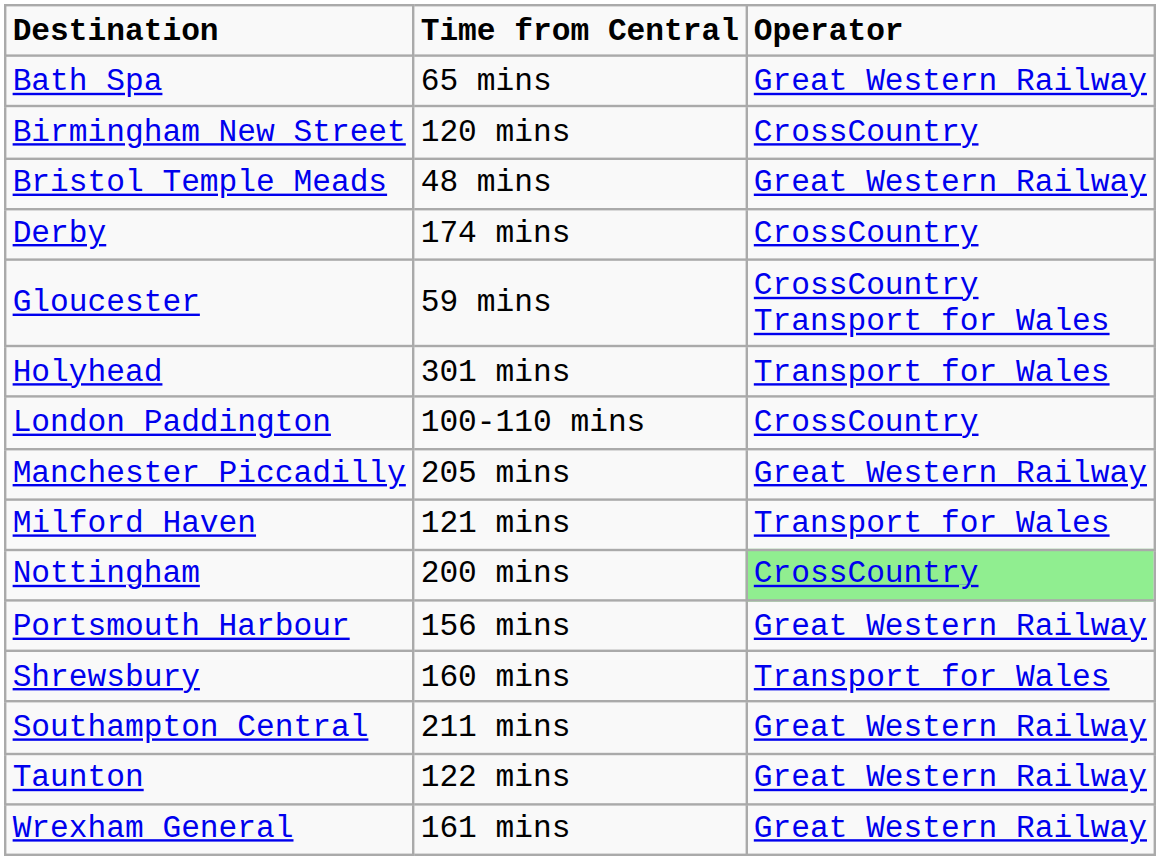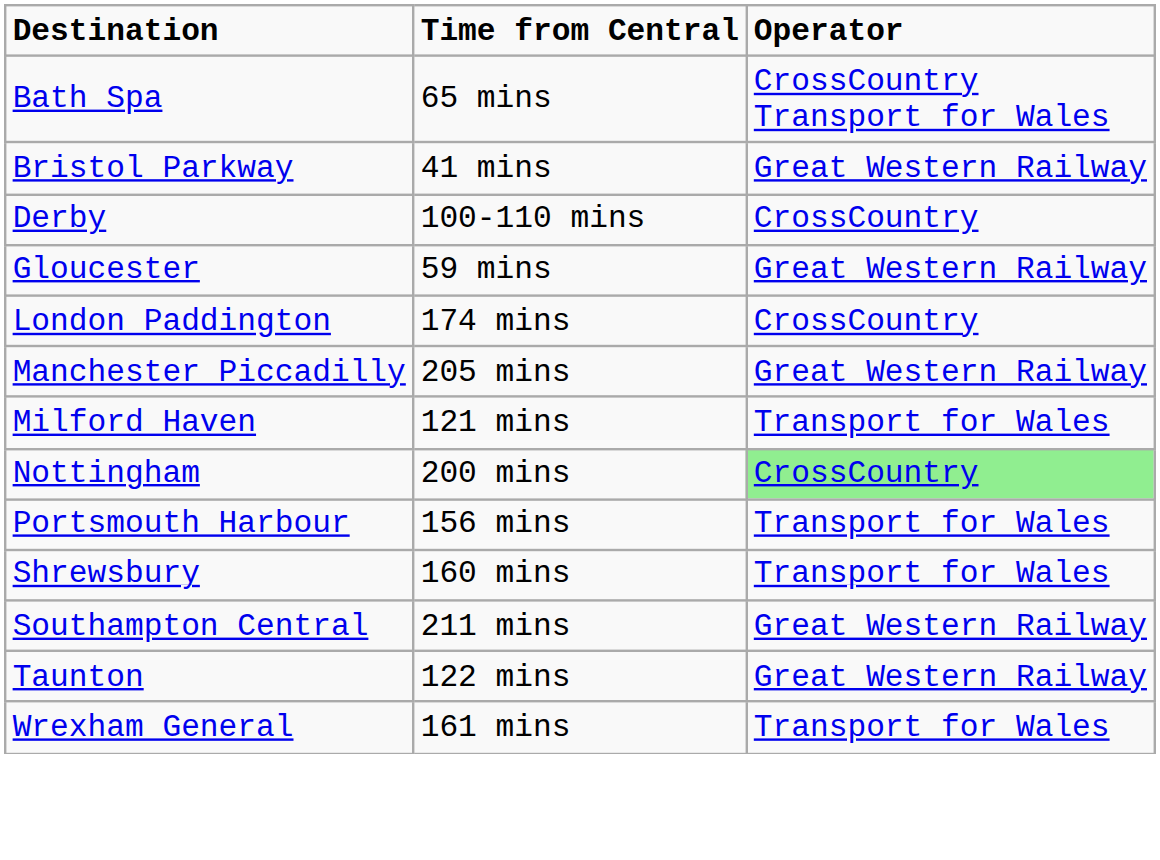(950, 81) Great Western Railway -> (932, 99) CrossCountry Transport for Wales
- row: (209, 132)
+ row: (153, 168)
- row: (200, 183)
(496, 234) 174 mins -> (533, 219) 100-110 mins
(932, 303) CrossCountry Transport for Wales -> (950, 270) Great Western Railway
- row: (88, 372)
(533, 423) 100-110 mins -> (496, 321) 174 mins
(950, 626) Great Western Railway -> (932, 524) Transport for Wales
(950, 829) Great Western Railway -> (932, 728) Transport for Wales
